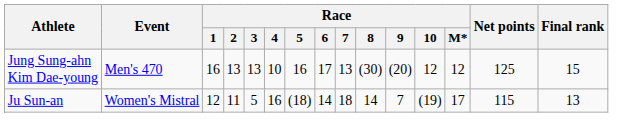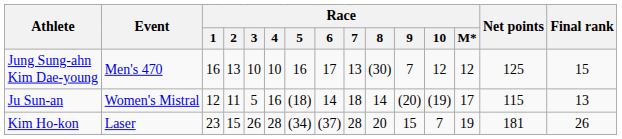(254, 69) 13 -> (254, 69) 10
(400, 69) (20) -> (410, 69) 7
(400, 100) 7 -> (410, 100) (20)
+ row: (43, 123)
